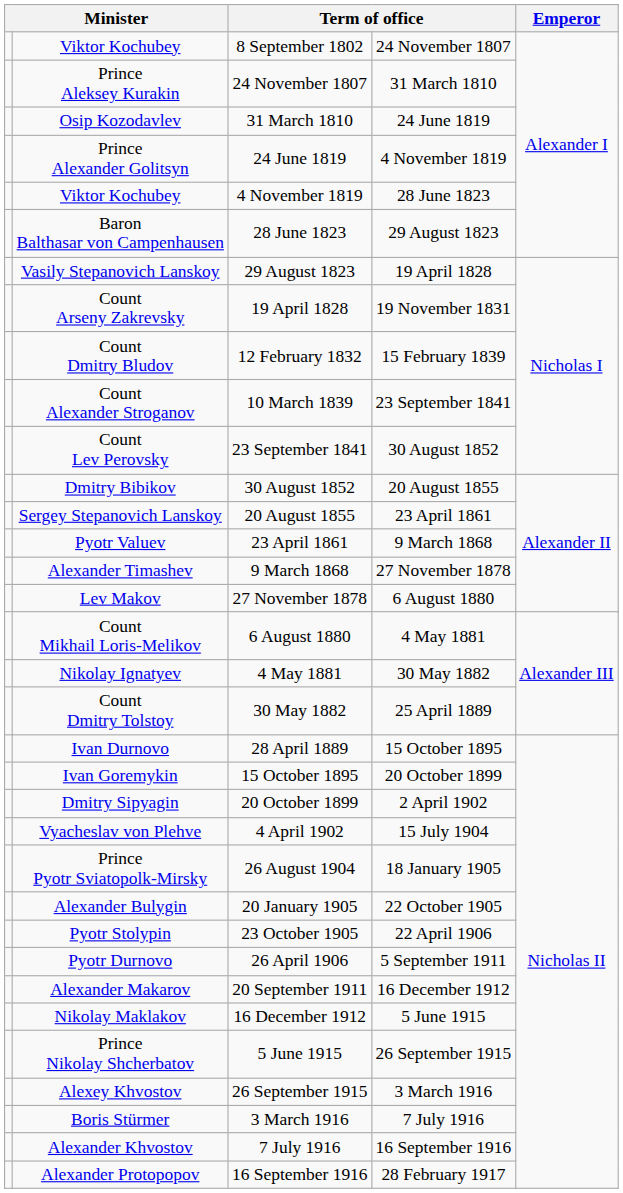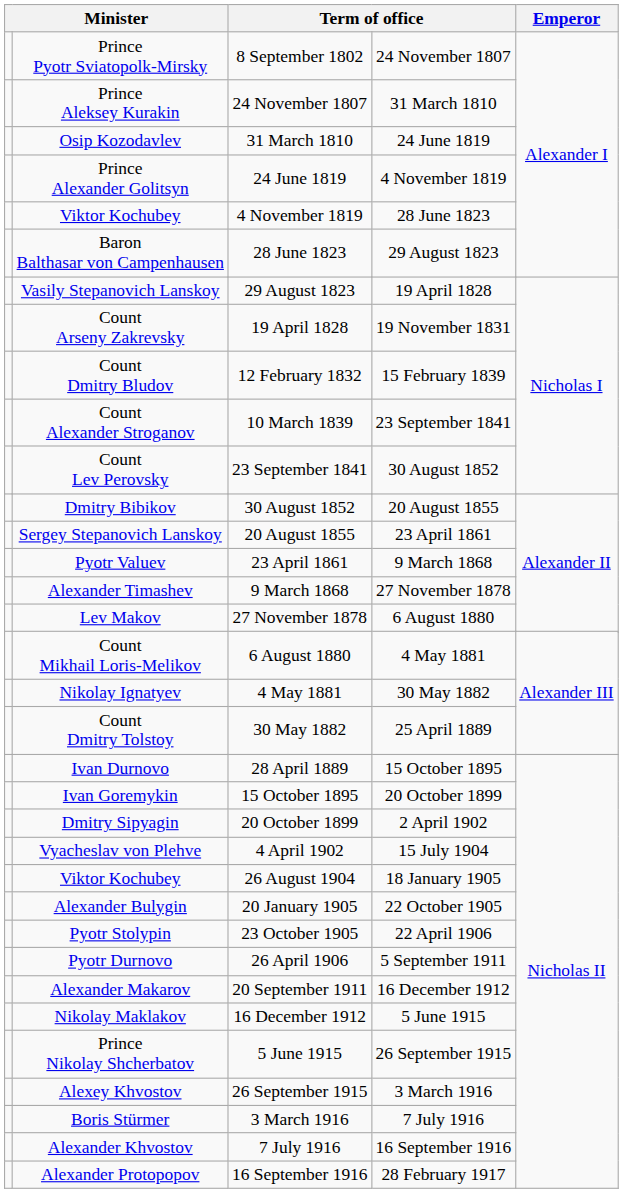(120, 45) Viktor Kochubey -> (120, 55) Prince Pyotr Sviatopolk-Mirsky
(120, 868) Prince Pyotr Sviatopolk-Mirsky -> (120, 878) Viktor Kochubey
